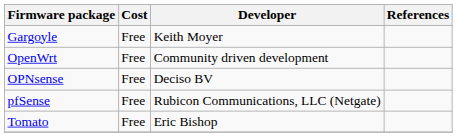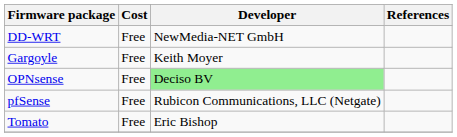+ row: (34, 36)
- row: (32, 57)
(183, 79) no background -> (183, 79) lightgreen background
